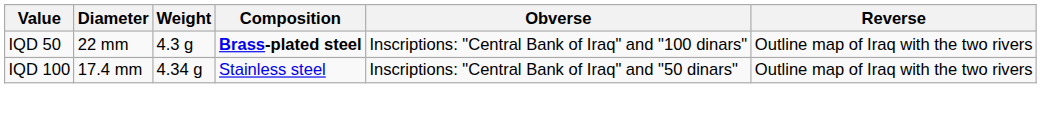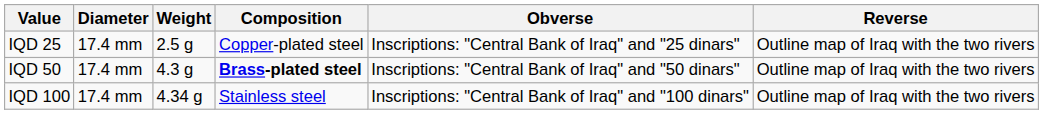+ row: (35, 44)
(103, 44) 22 mm -> (110, 70) 17.4 mm
(558, 44) Inscriptions: "Central Bank of Iraq" and "100 dinars" -> (556, 70) Inscriptions: "Central Bank of Iraq" and "50 dinars"
(554, 70) Inscriptions: "Central Bank of Iraq" and "50 dinars" -> (560, 97) Inscriptions: "Central Bank of Iraq" and "100 dinars"
